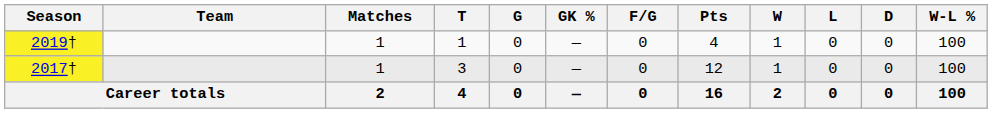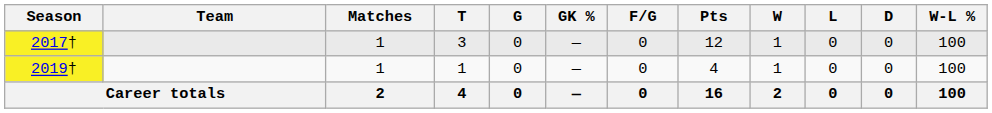rows swapped: (54, 69) <-> (54, 43)
